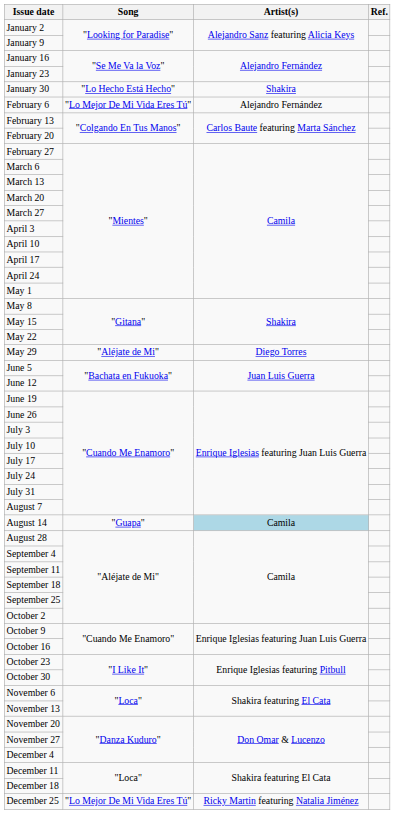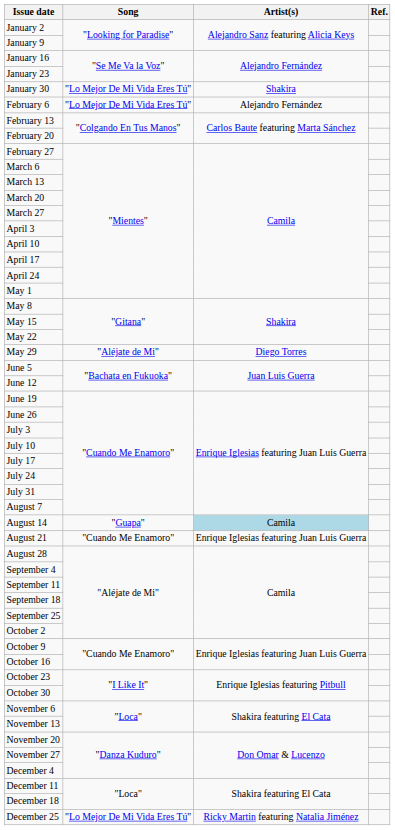(128, 89) "Lo Hecho Está Hecho" -> (128, 89) "Lo Mejor De Mi Vida Eres Tú"
+ row: (27, 538)
